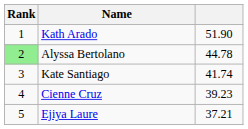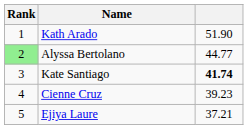(219, 54) 44.78 -> (219, 54) 44.77
(219, 74) normal -> (219, 74) bold
